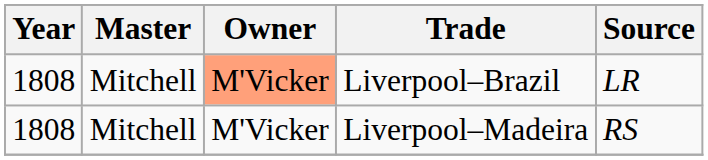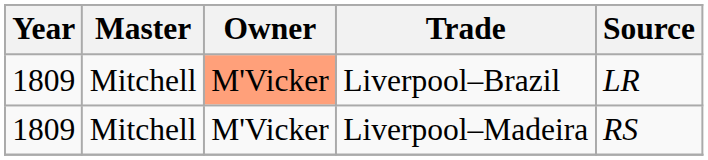(44, 79) 1808 -> (44, 79) 1809
(44, 129) 1808 -> (44, 129) 1809
